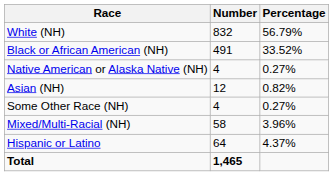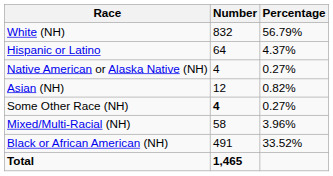rows swapped: (88, 50) <-> (54, 143)
(216, 106) normal -> (216, 106) bold
